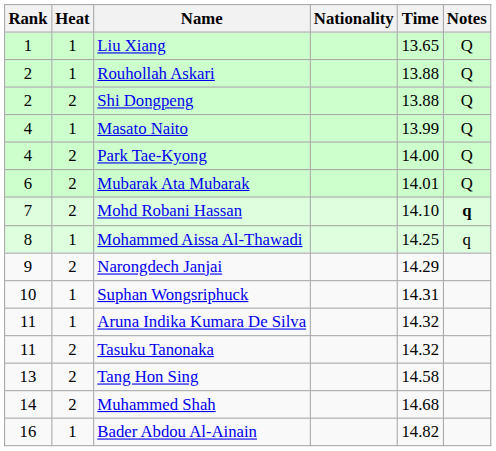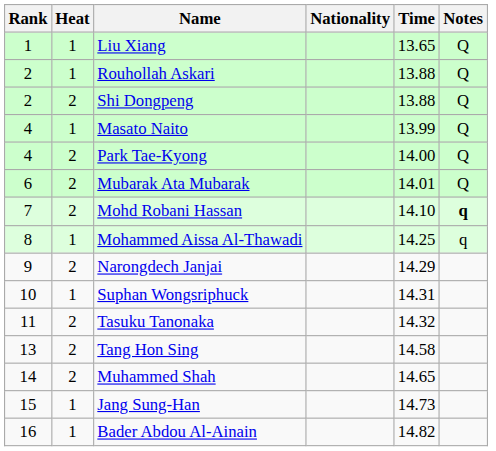- row: (202, 321)
(420, 404) 14.68 -> (417, 376) 14.65
+ row: (149, 404)
